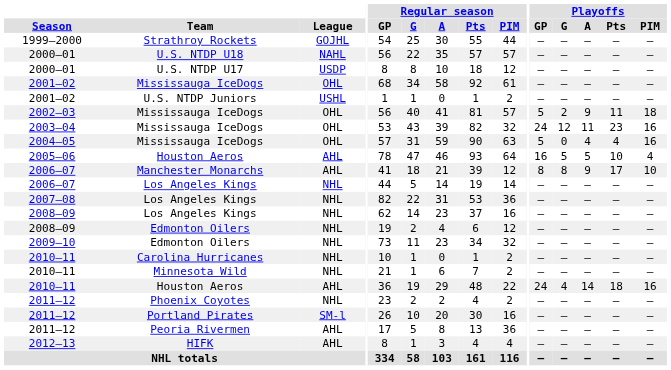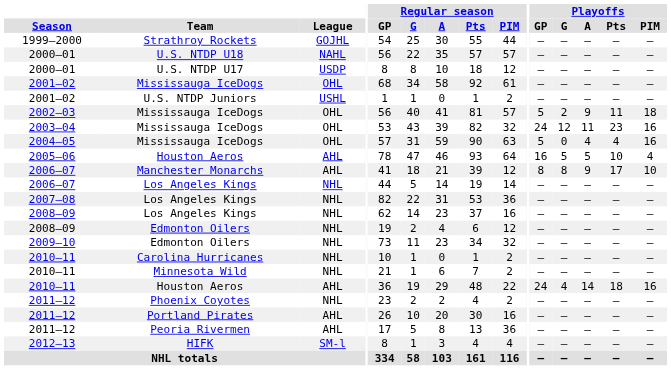(333, 315) SM-l -> (333, 315) AHL
(333, 344) AHL -> (333, 344) SM-l
